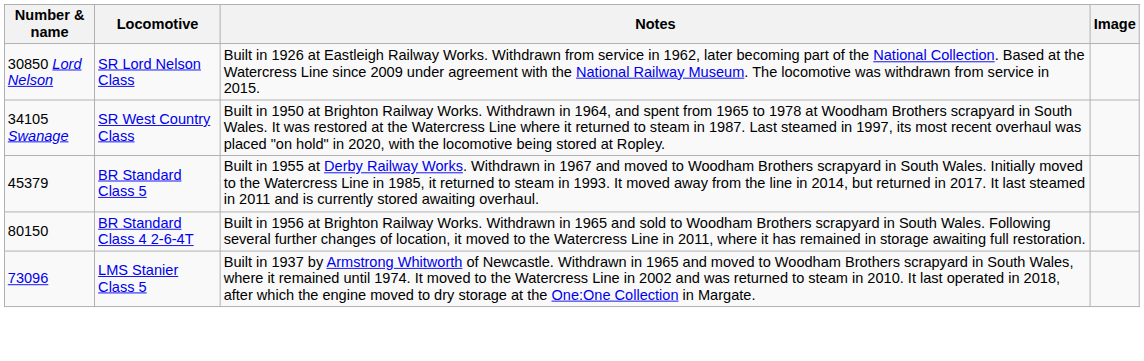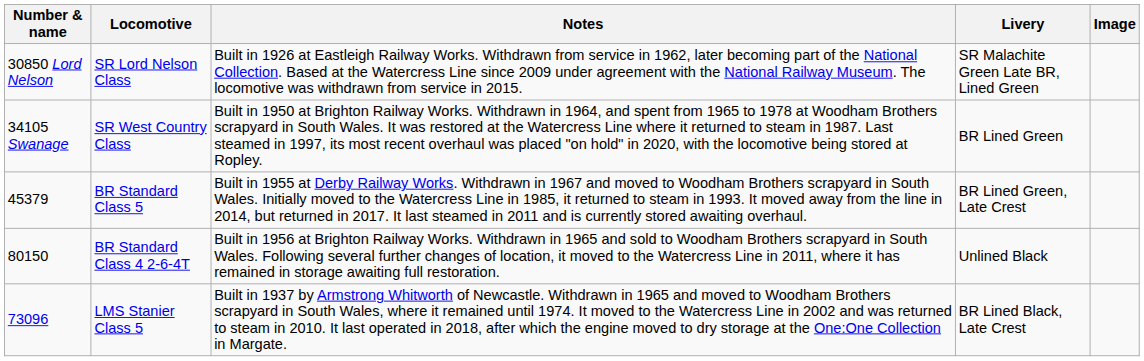+ column: (1023, 24)
